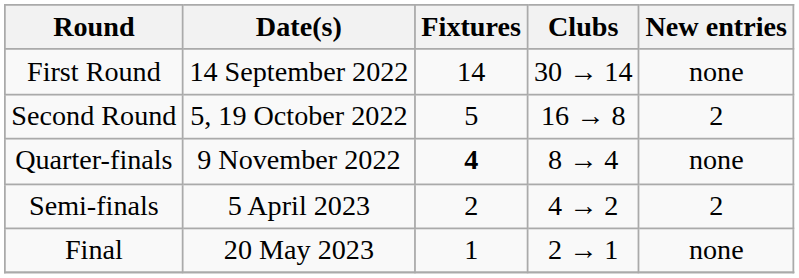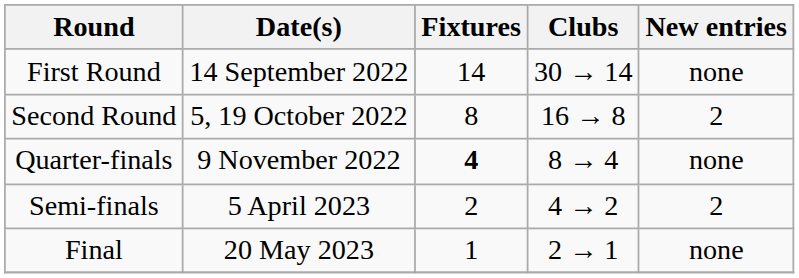(471, 116) 5 -> (471, 116) 8
